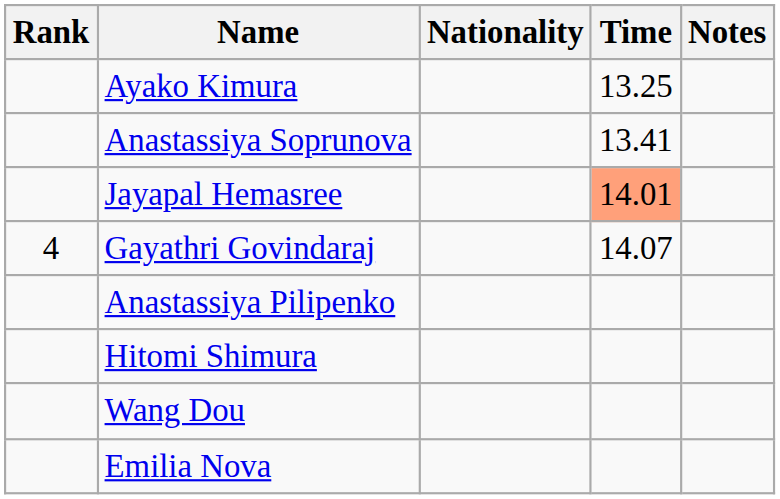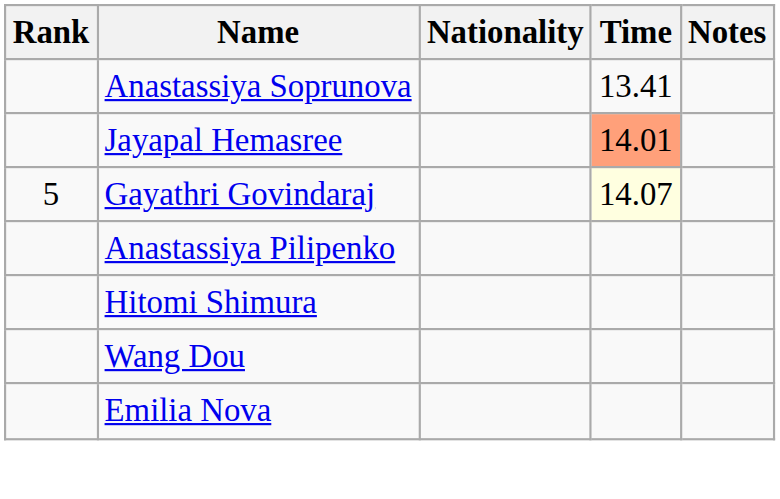- row: (201, 85)
(51, 248) 4 -> (51, 194) 5
(636, 248) no background -> (636, 194) lightyellow background
